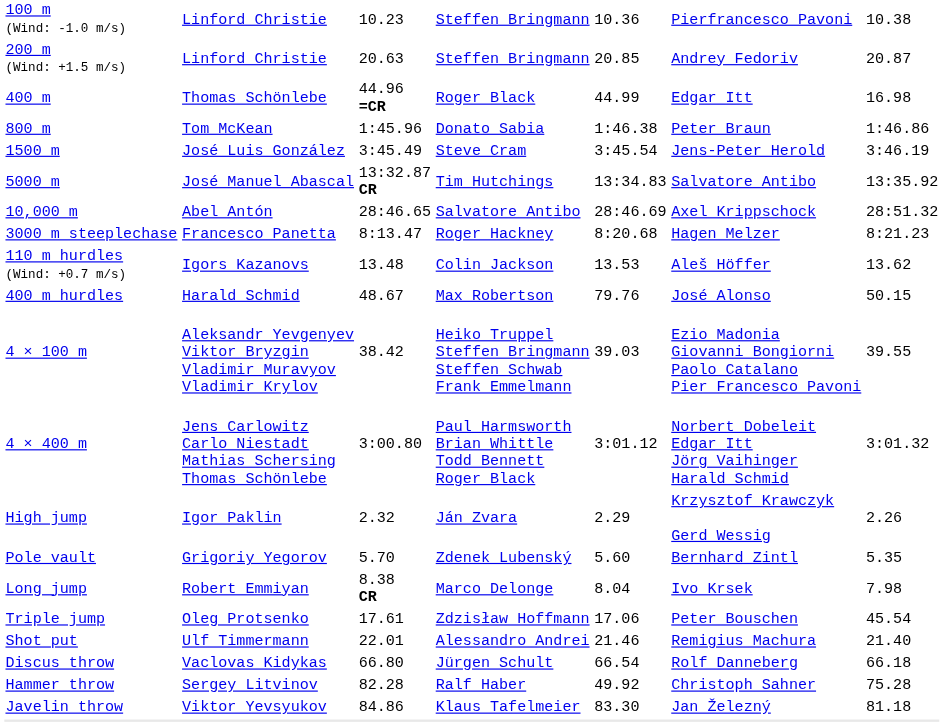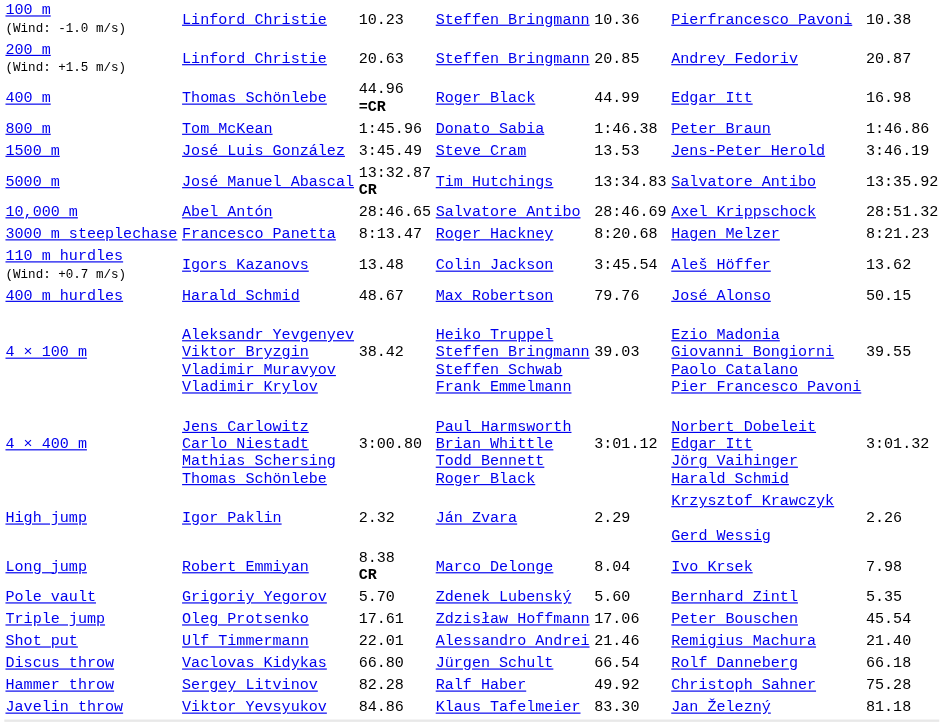(626, 151) 3:45.54 -> (617, 151) 13.53
(617, 265) 13.53 -> (626, 265) 3:45.54
rows swapped: (51, 558) <-> (46, 588)
